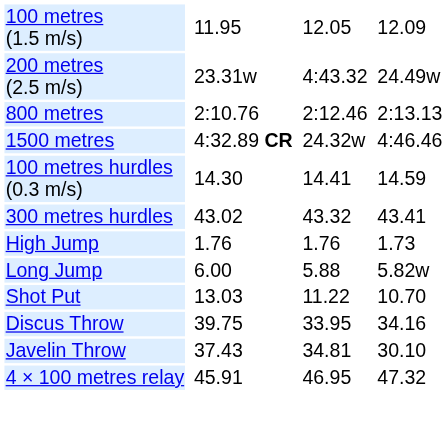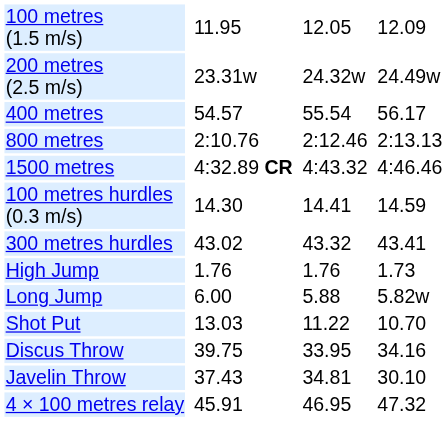(335, 76) 4:43.32 -> (334, 76) 24.32w
+ row: (54, 114)
(334, 140) 24.32w -> (335, 167) 4:43.32
